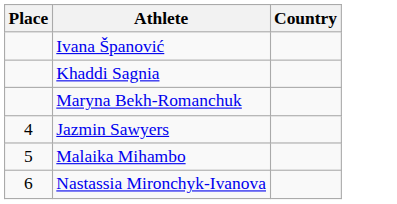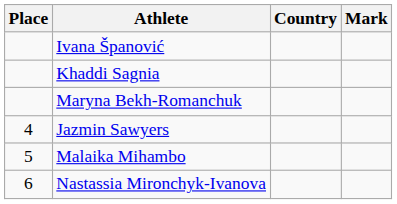+ column: (366, 18)
